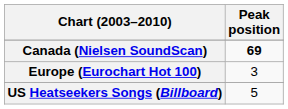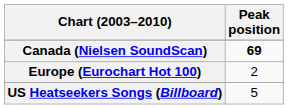(254, 72) 3 -> (254, 72) 2
